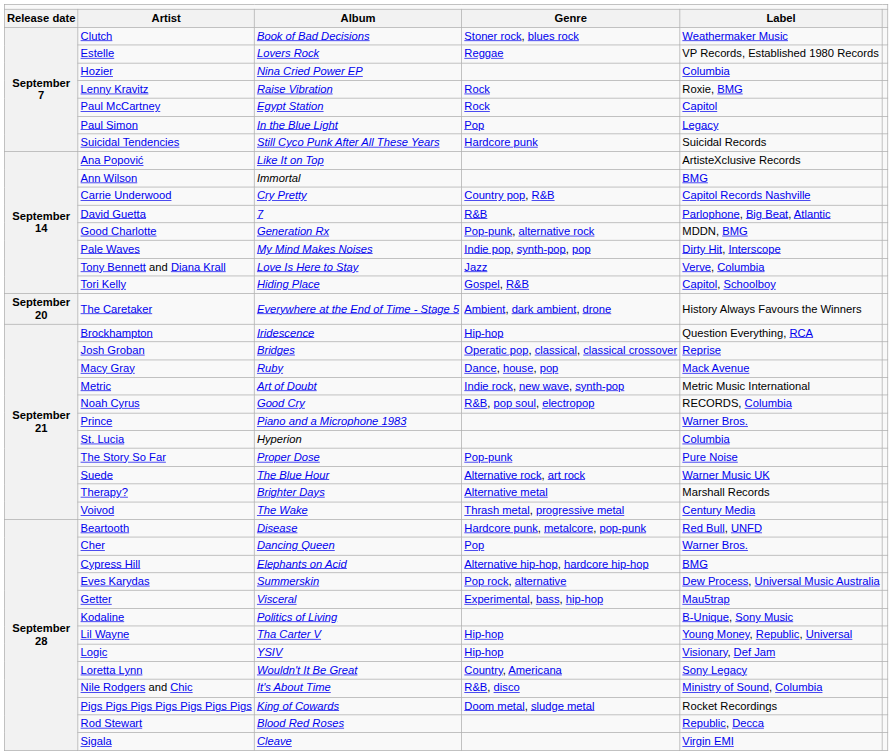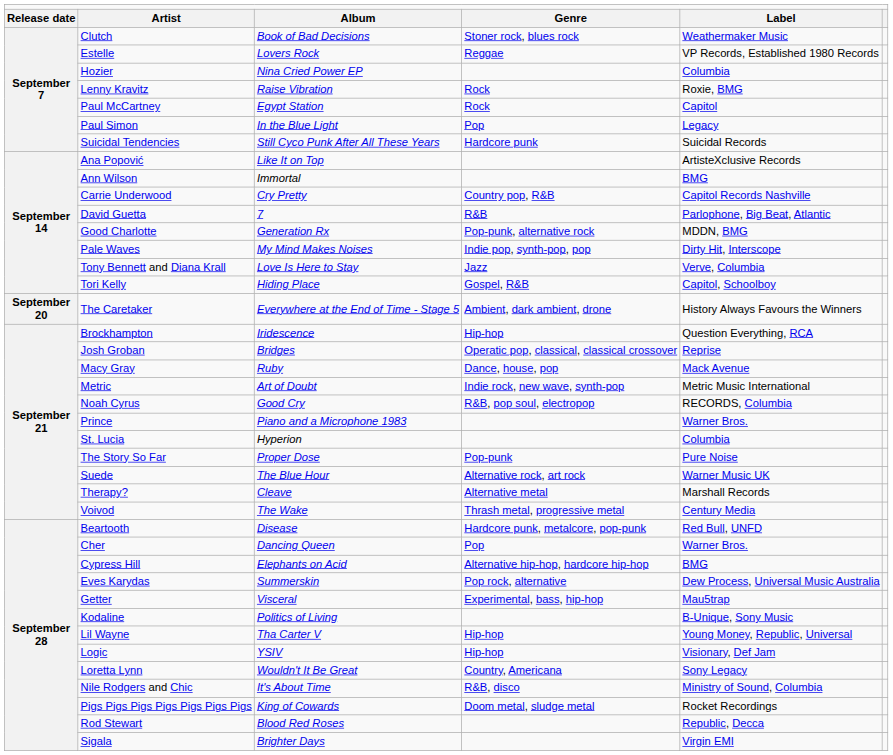(291, 492) Brighter Days -> (274, 492) Cleave
(274, 741) Cleave -> (291, 741) Brighter Days
